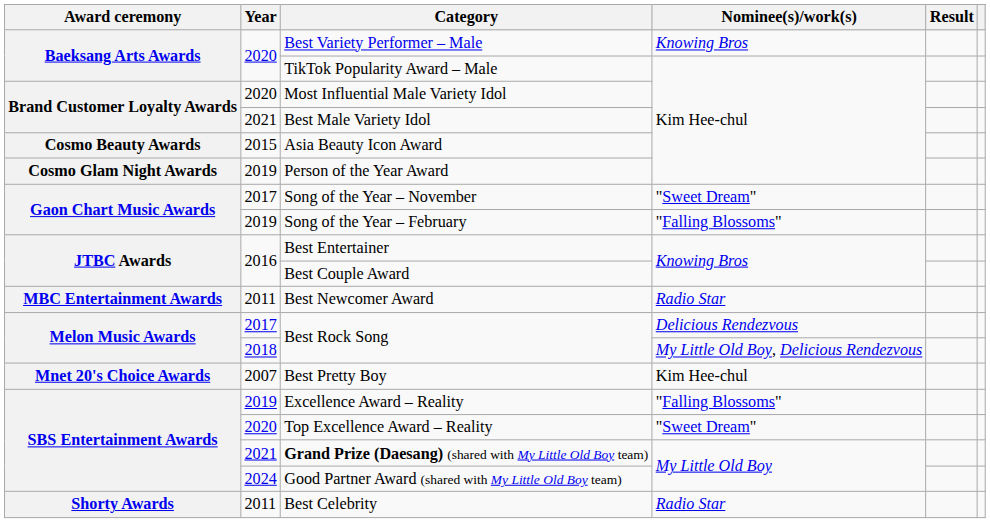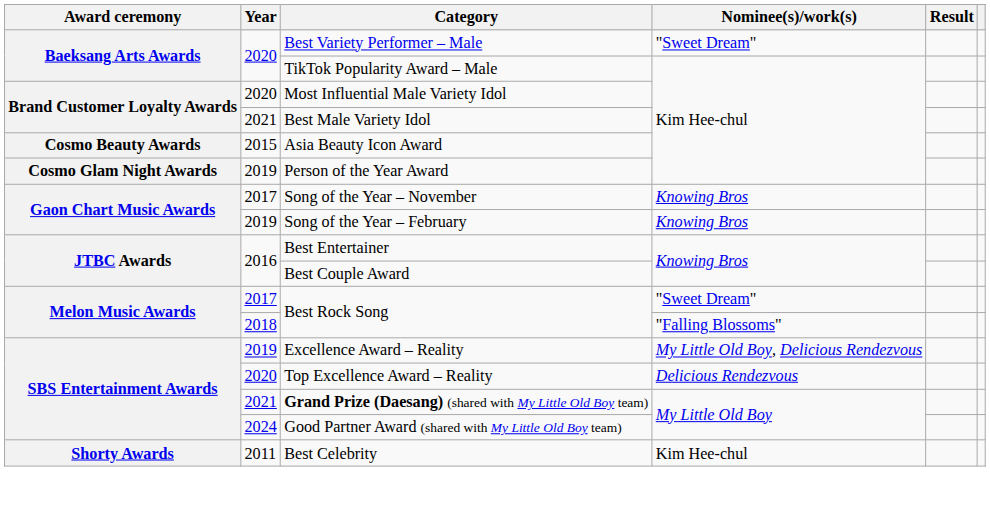(702, 42) Knowing Bros -> (706, 42) "Sweet Dream"
(706, 196) "Sweet Dream" -> (702, 196) Knowing Bros
(719, 222) "Falling Blossoms" -> (702, 222) Knowing Bros
- row: (260, 299)
(727, 324) Delicious Rendezvous -> (706, 299) "Sweet Dream"
(789, 350) My Little Old Boy, Delicious Rendezvous -> (719, 324) "Falling Blossoms"
- row: (261, 376)
(719, 401) "Falling Blossoms" -> (789, 350) My Little Old Boy, Delicious Rendezvous
(706, 427) "Sweet Dream" -> (727, 376) Delicious Rendezvous
(691, 504) Radio Star -> (702, 453) Kim Hee-chul
